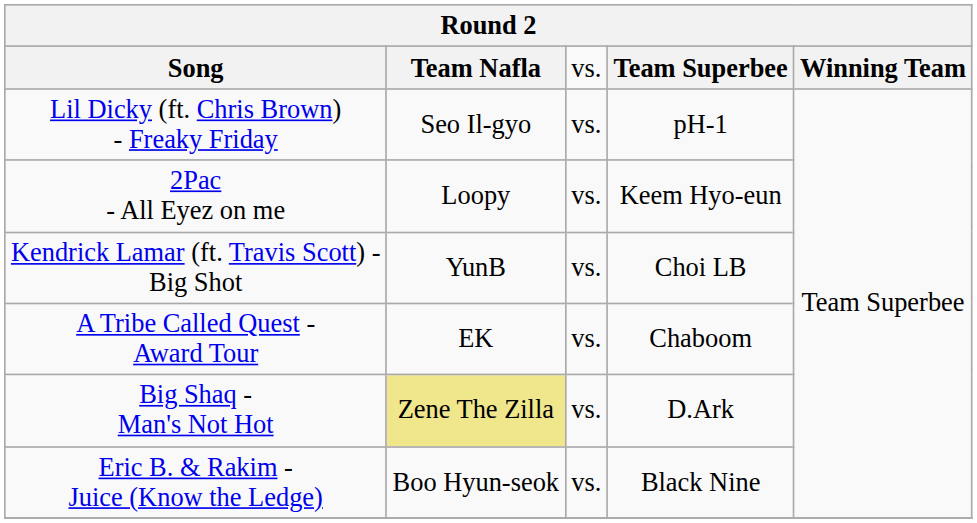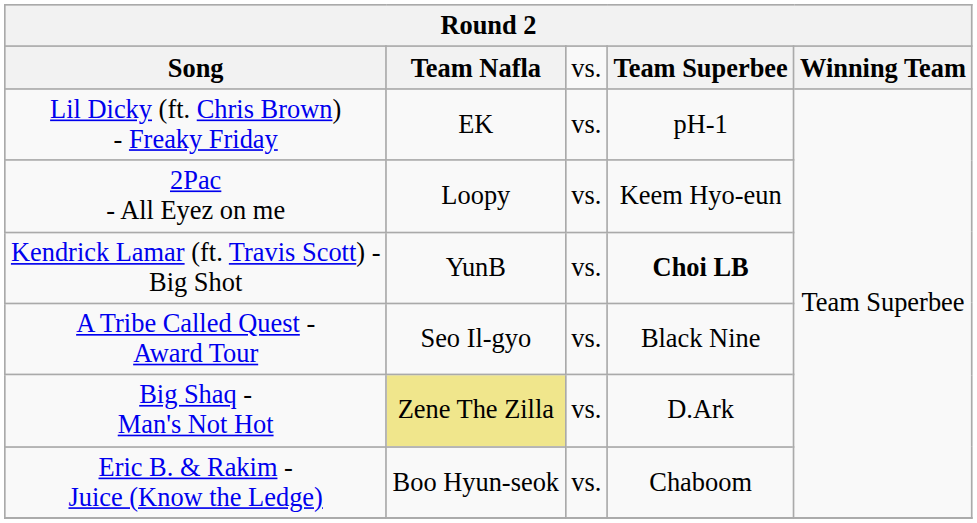(476, 124) Seo Il-gyo -> (476, 124) EK
(701, 267) normal -> (701, 267) bold
(476, 338) EK -> (476, 338) Seo Il-gyo
(701, 338) Chaboom -> (701, 338) Black Nine
(701, 481) Black Nine -> (701, 481) Chaboom
